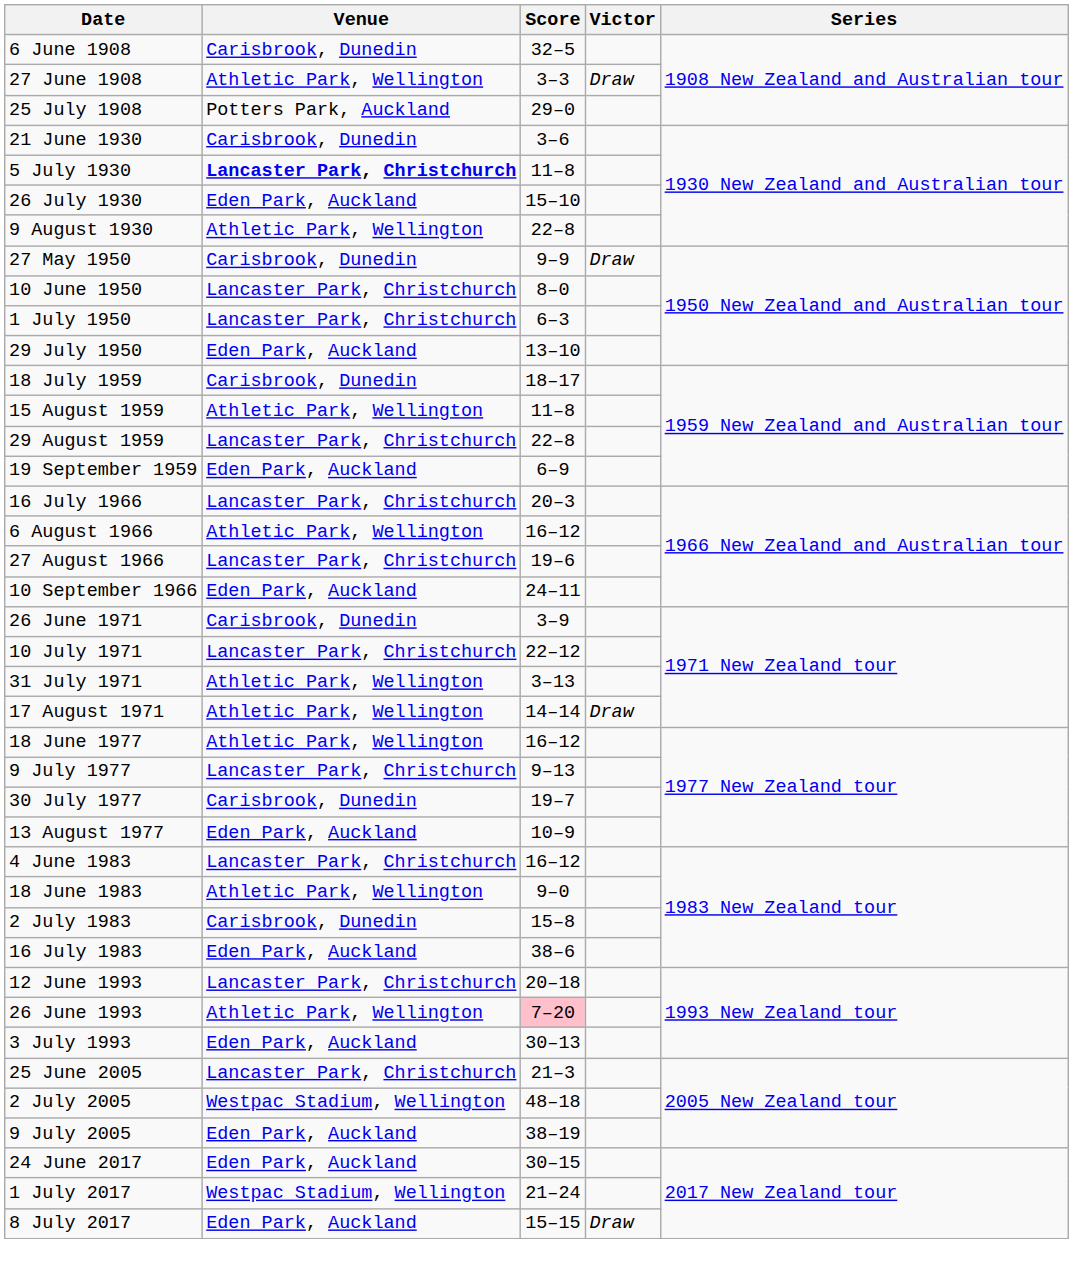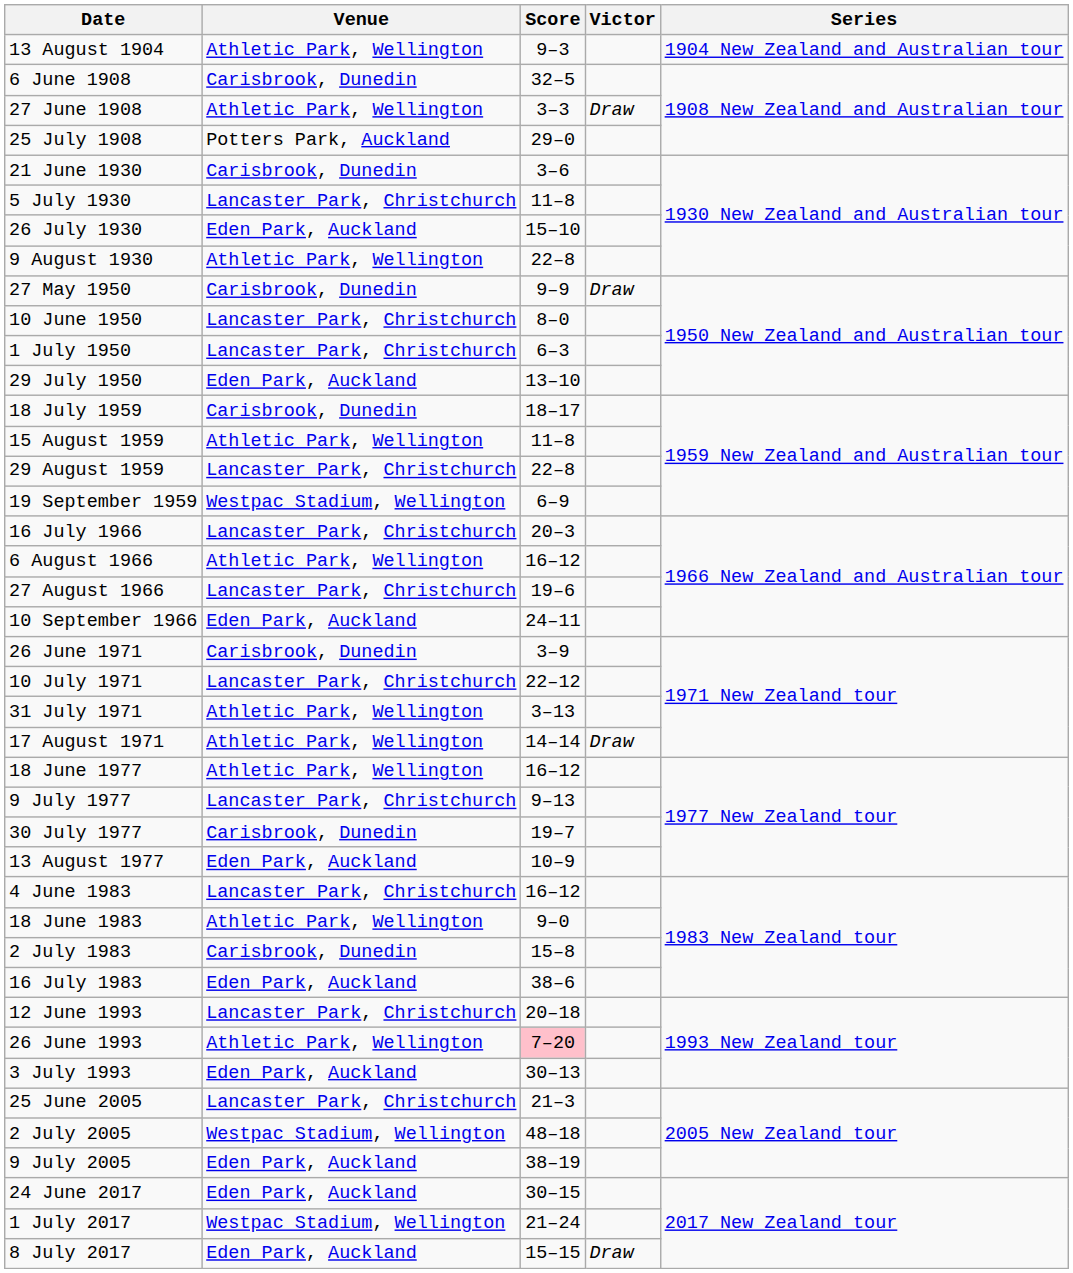+ row: (87, 50)
(361, 170) bold -> (361, 200) normal
(311, 471) Eden Park, Auckland -> (356, 501) Westpac Stadium, Wellington
